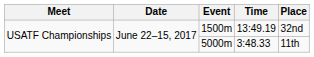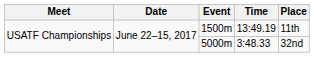(292, 28) 32nd -> (290, 28) 11th
(290, 44) 11th -> (292, 44) 32nd
